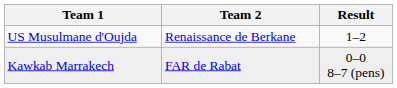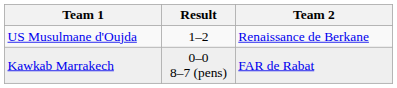columns swapped: (241, 15) <-> (356, 15)
